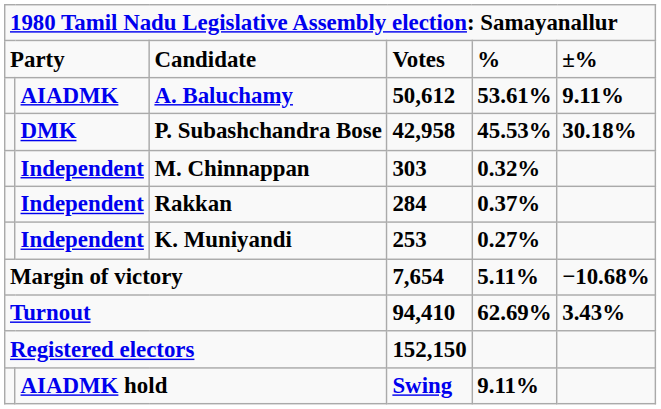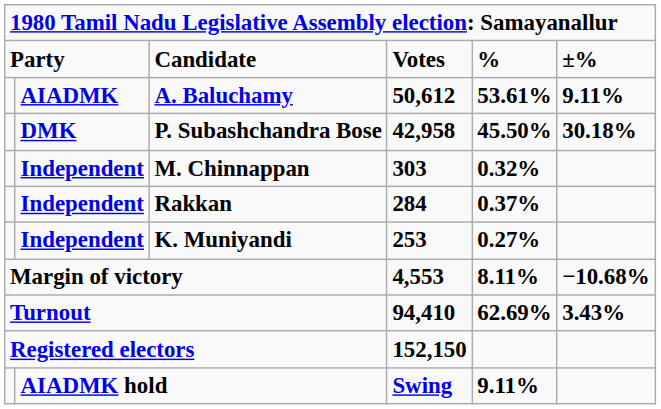(514, 131) 45.53% -> (514, 131) 45.50%
(418, 276) 7,654 -> (418, 276) 4,553
(508, 276) 5.11% -> (508, 276) 8.11%
